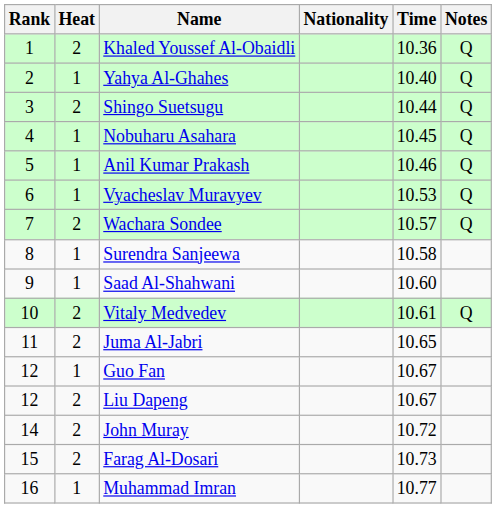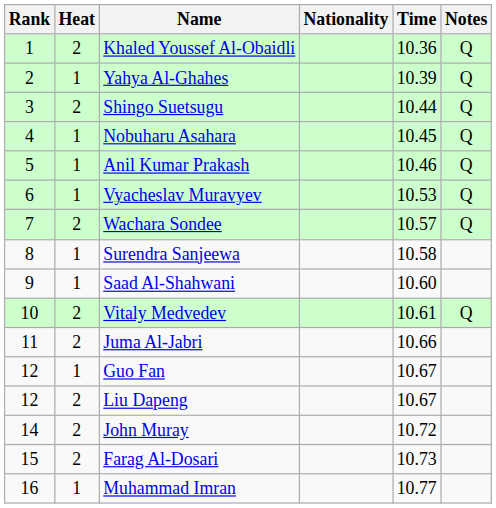(417, 77) 10.40 -> (417, 77) 10.39
(417, 341) 10.65 -> (417, 341) 10.66
